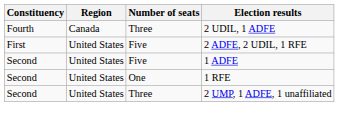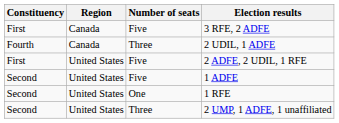+ row: (237, 28)
